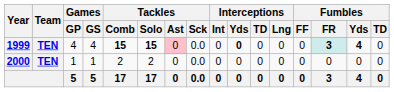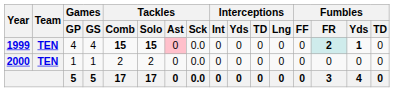(239, 45) bold -> (239, 45) normal
(329, 45) 3 -> (329, 45) 2
(359, 45) 4 -> (359, 45) 1
